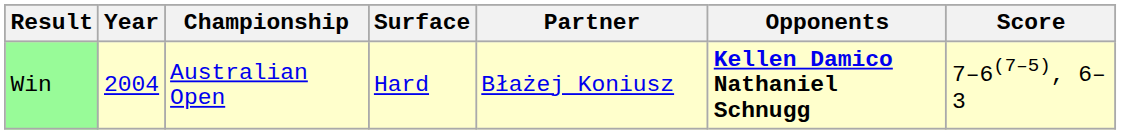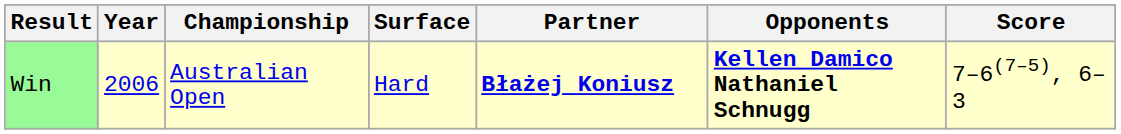(132, 85) 2004 -> (132, 85) 2006
(578, 85) normal -> (578, 85) bold
